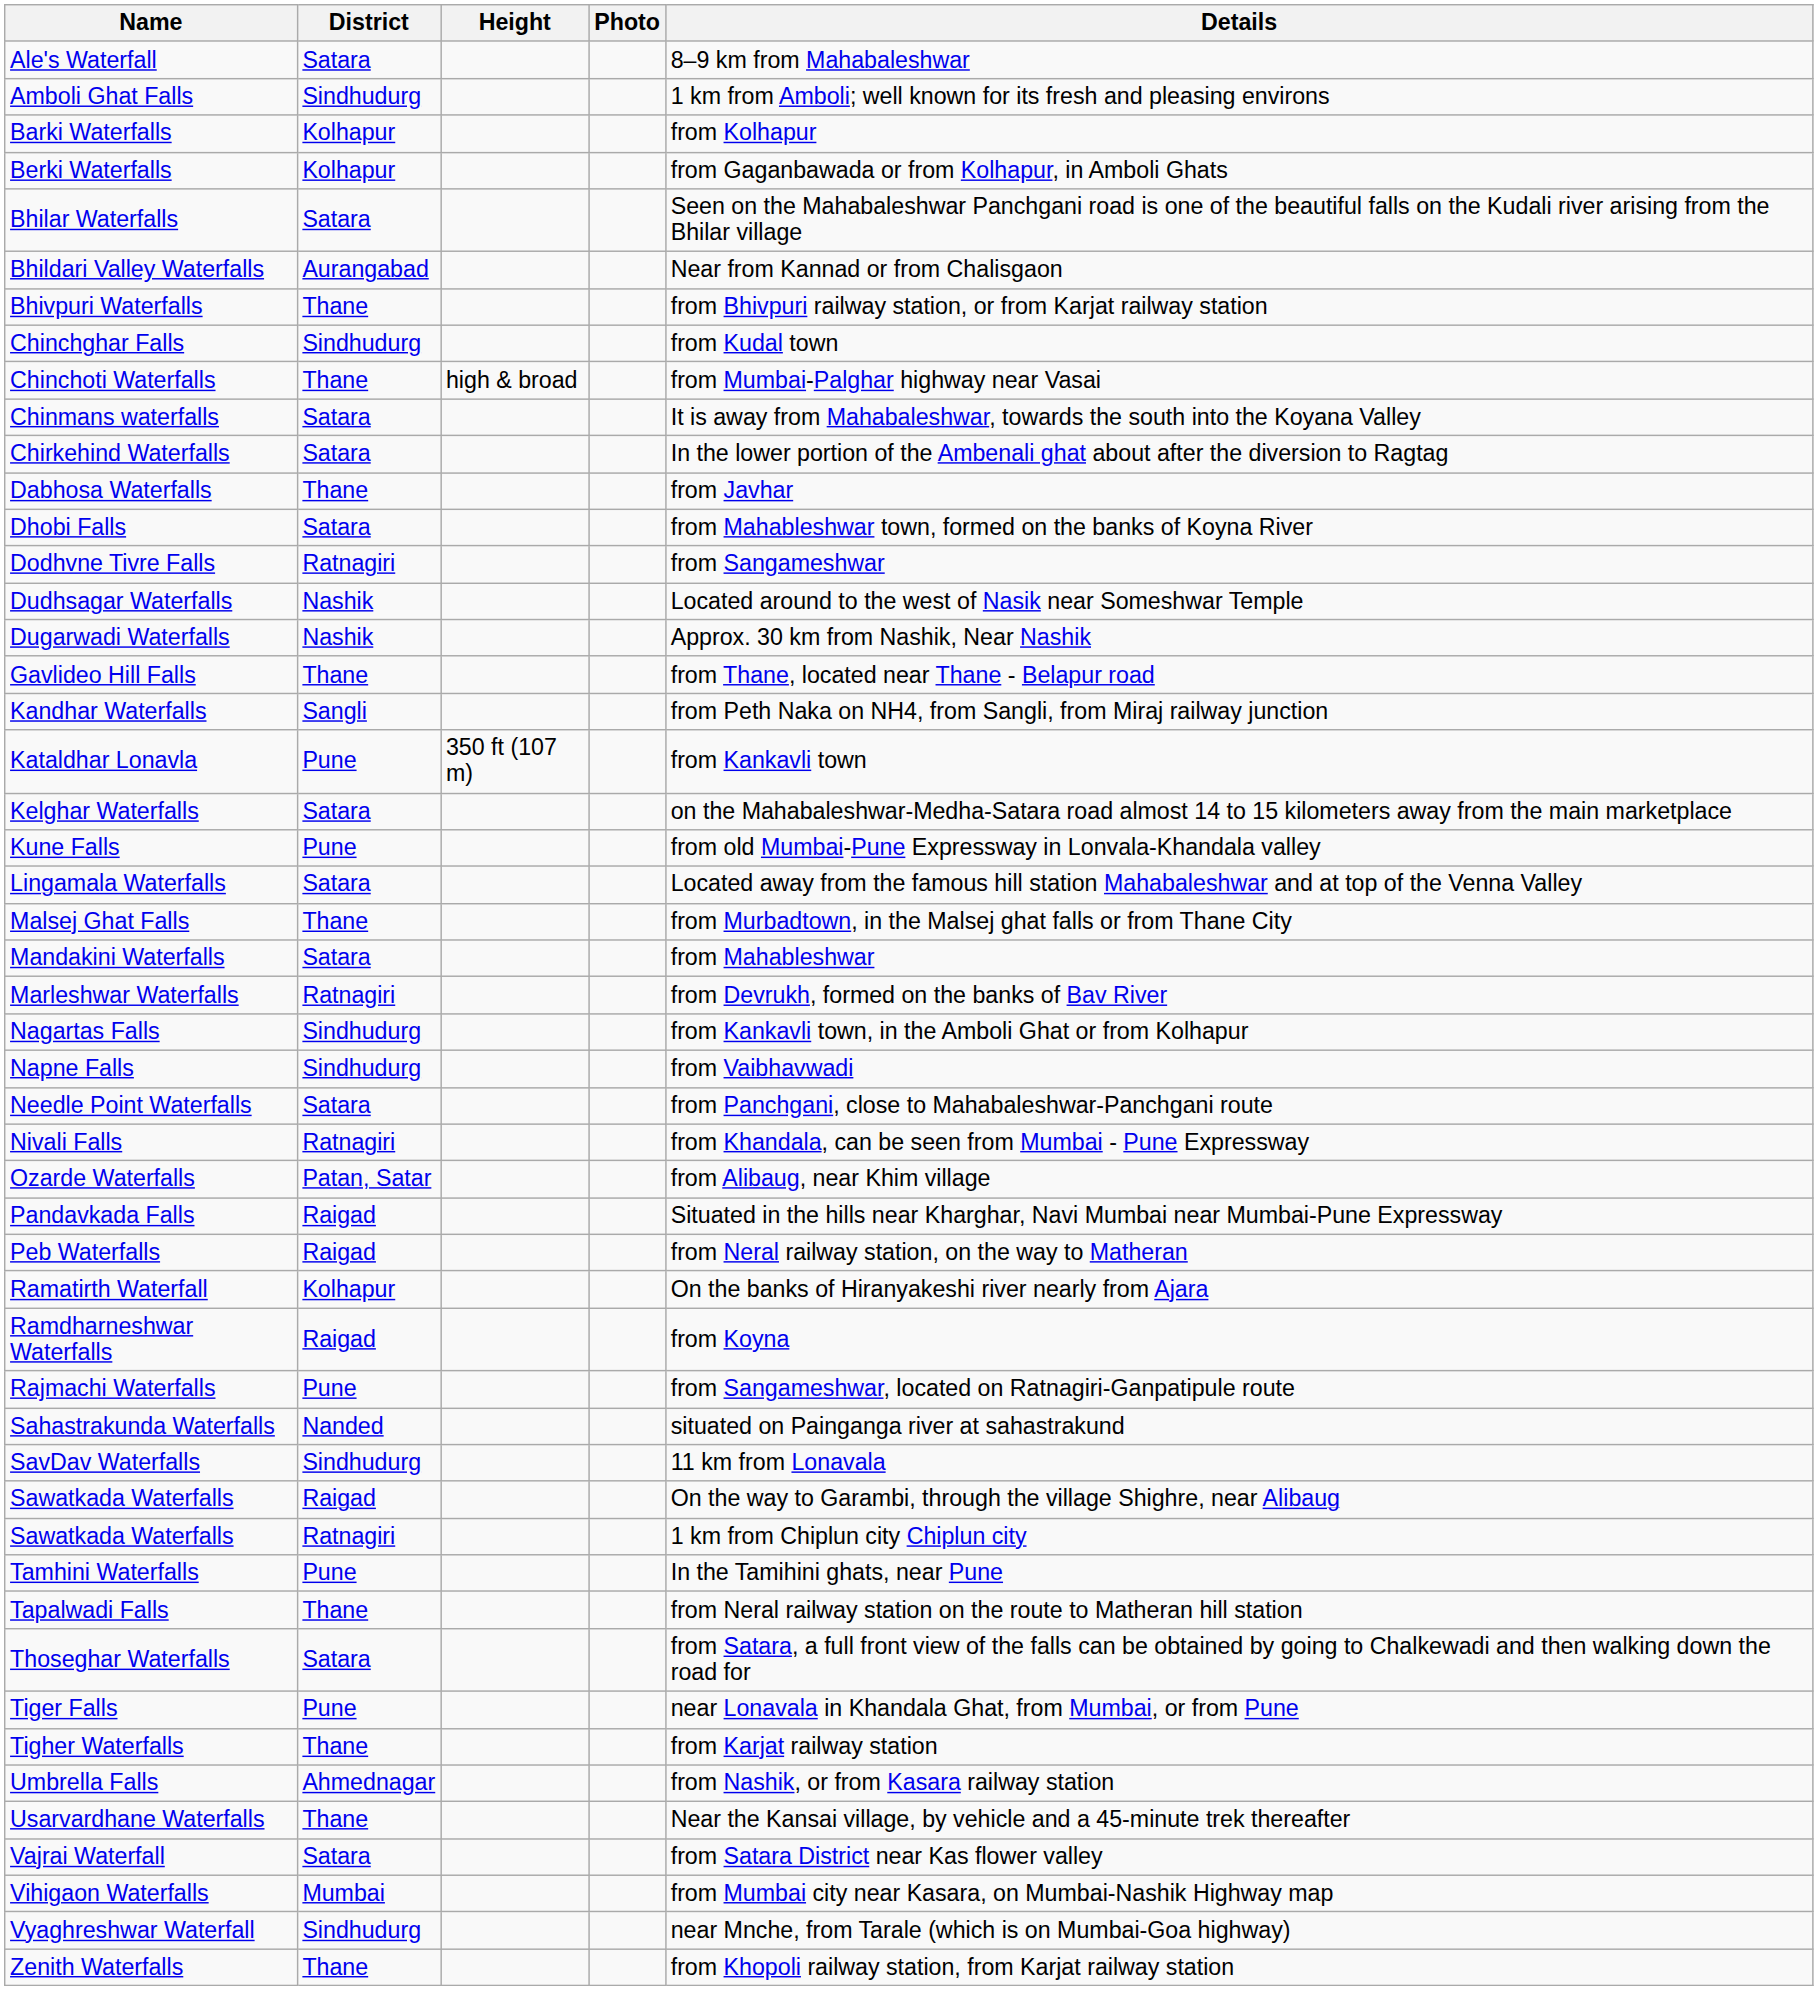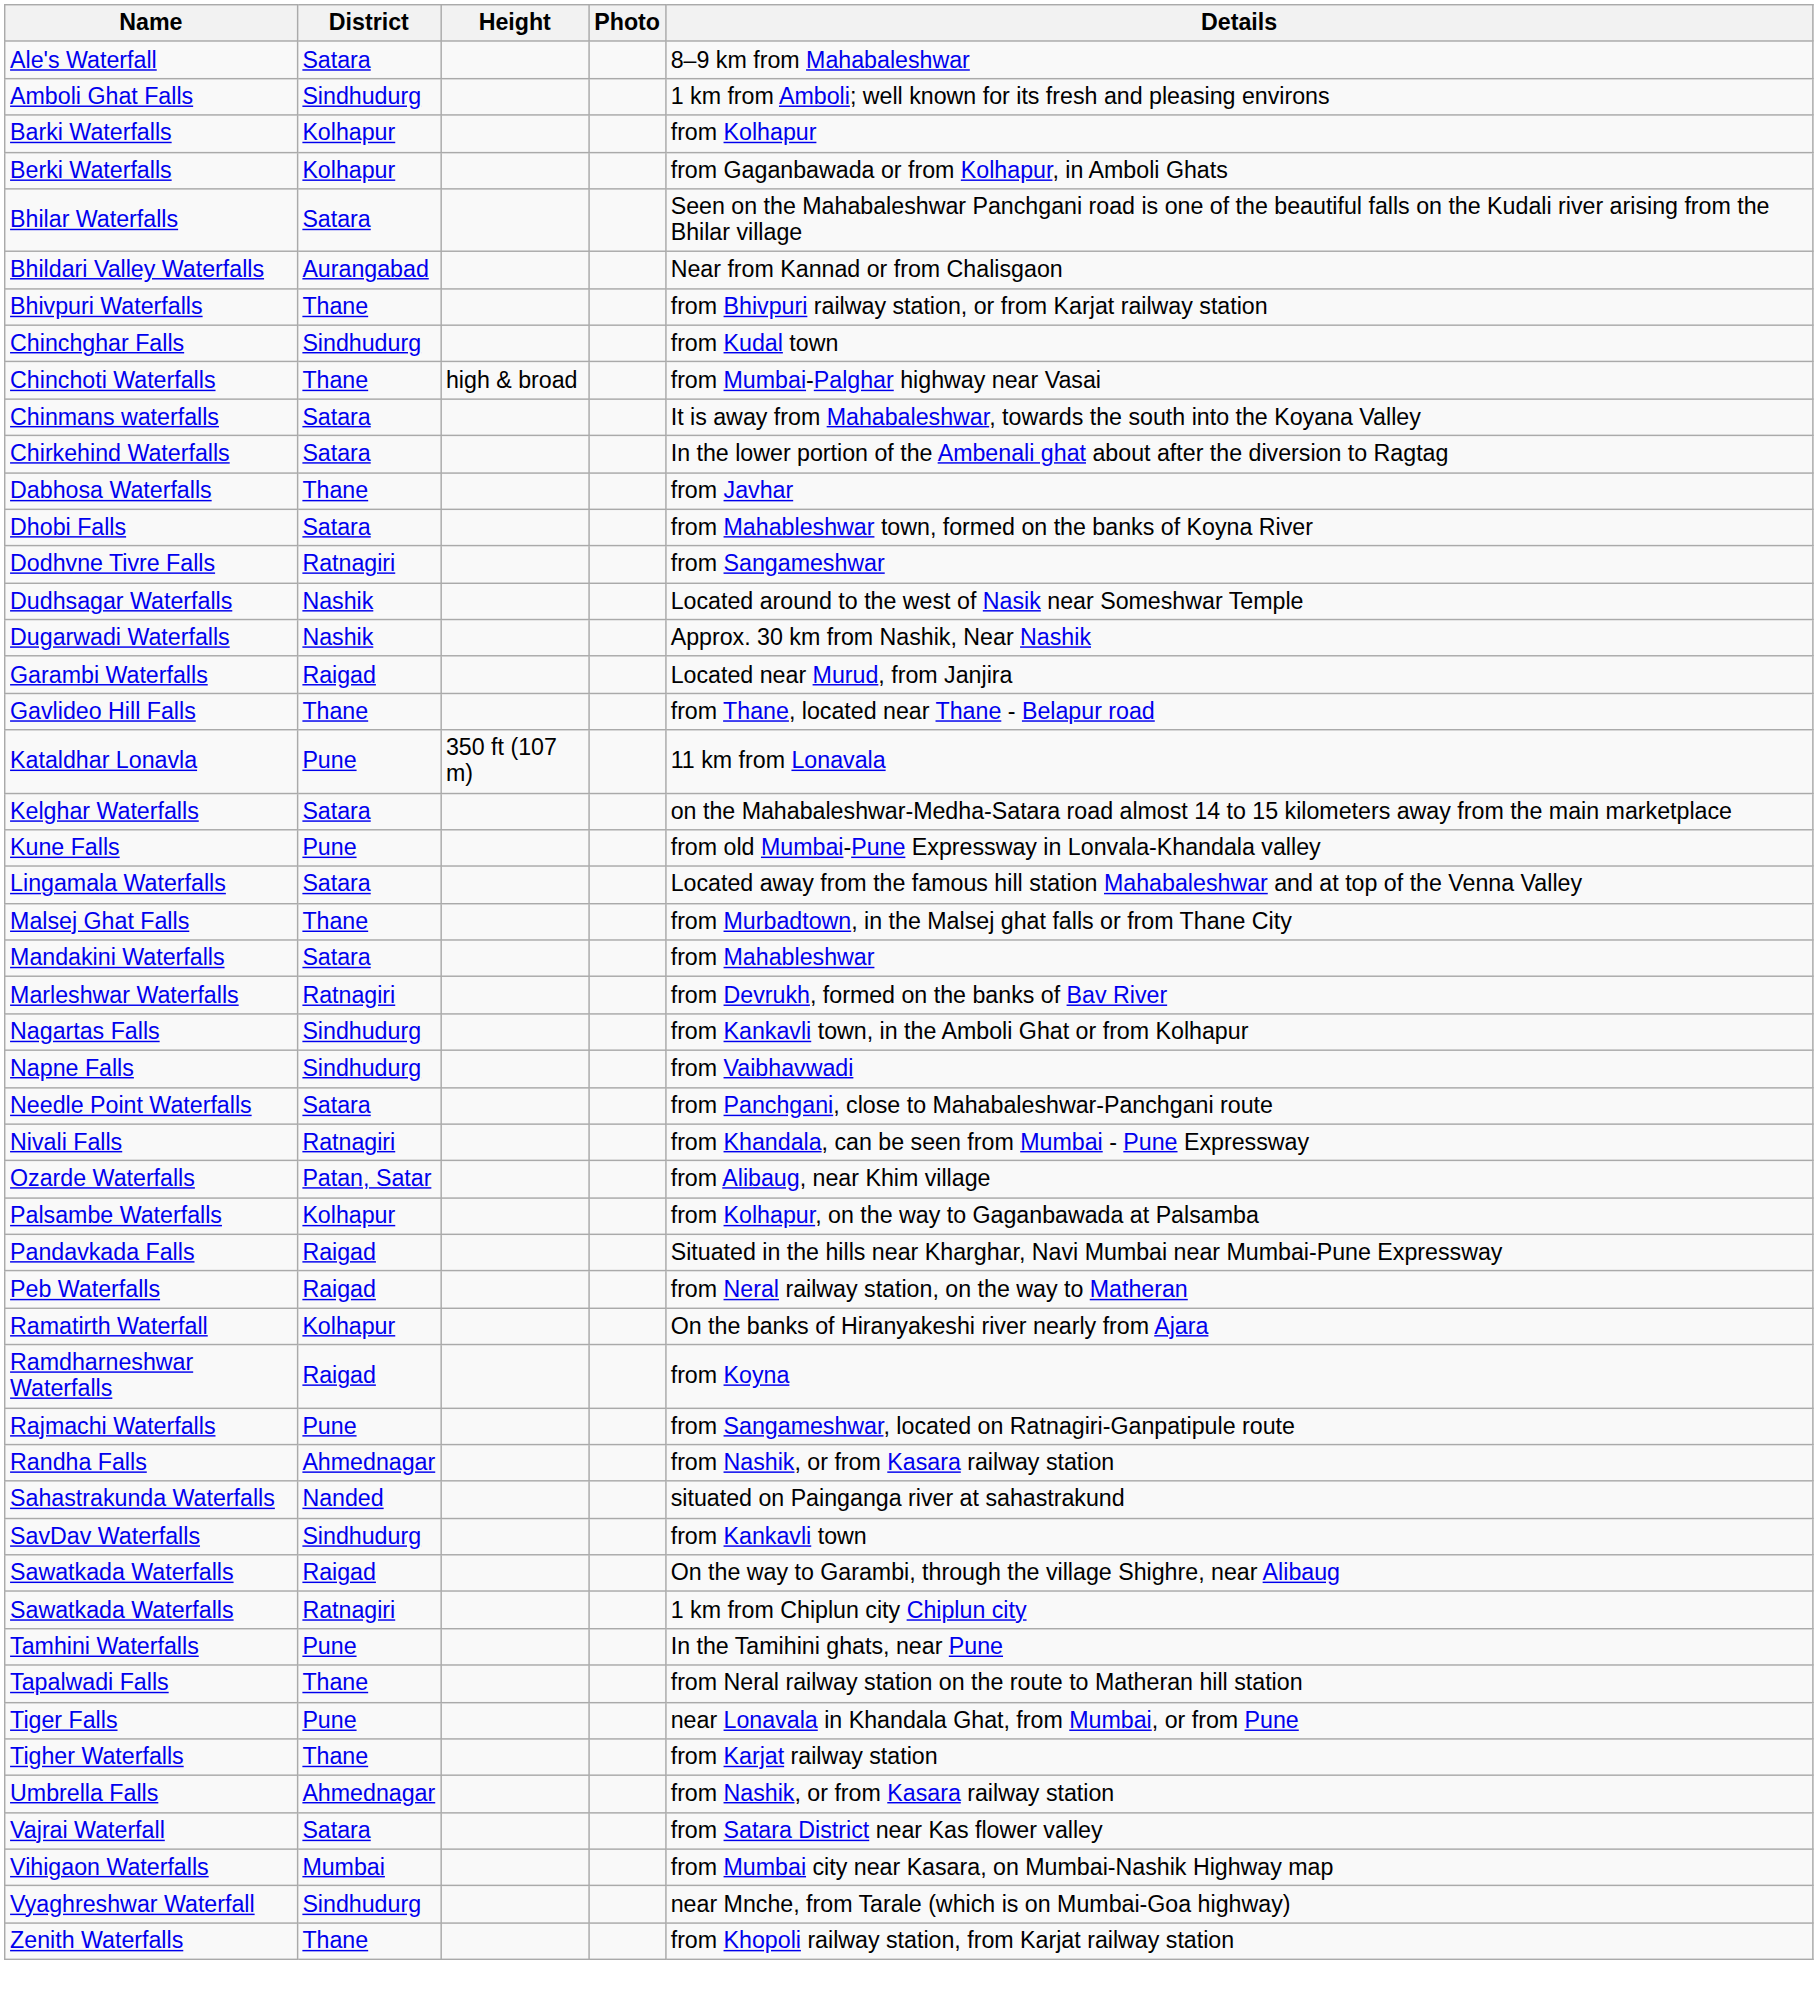+ row: (109, 674)
- row: (108, 711)
(769, 761) from Kankavli town -> (778, 761) 11 km from Lonavala
+ row: (116, 1215)
+ row: (78, 1462)
(778, 1462) 11 km from Lonavala -> (769, 1536) from Kankavli town
- row: (120, 1659)
- row: (137, 1819)
